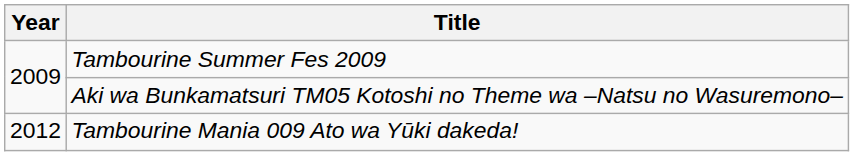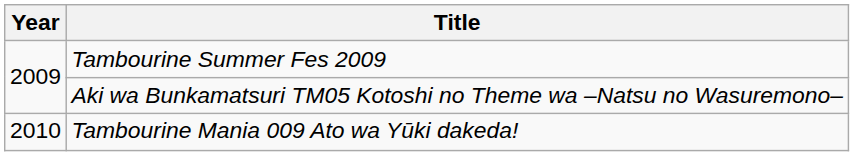(35, 131) 2012 -> (35, 131) 2010
